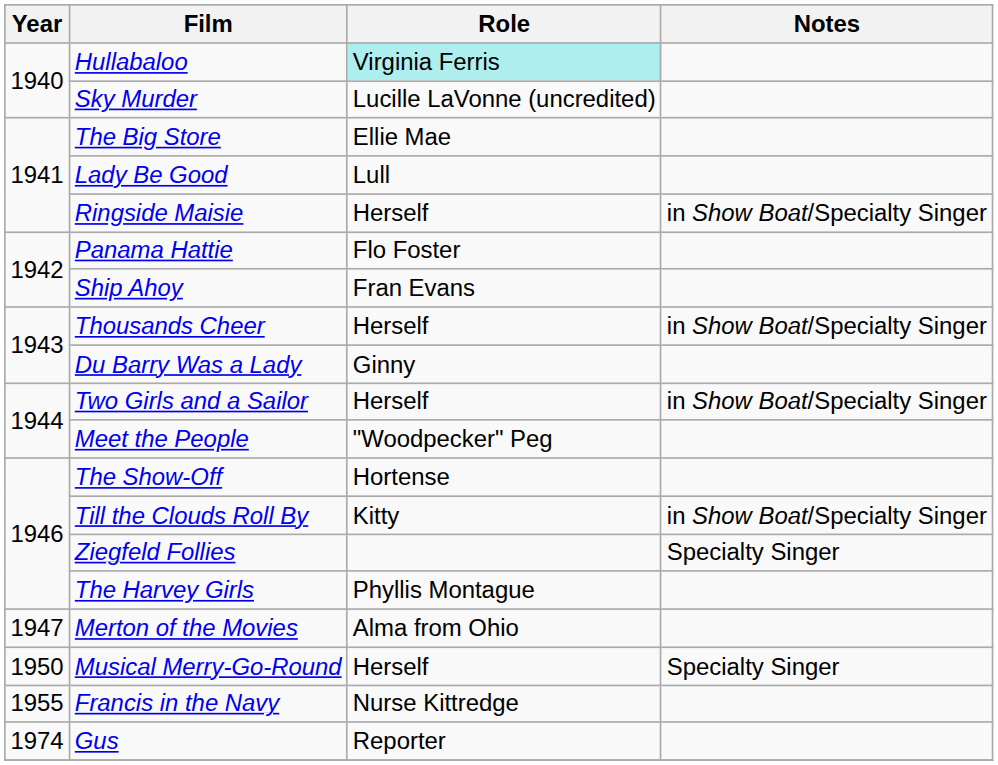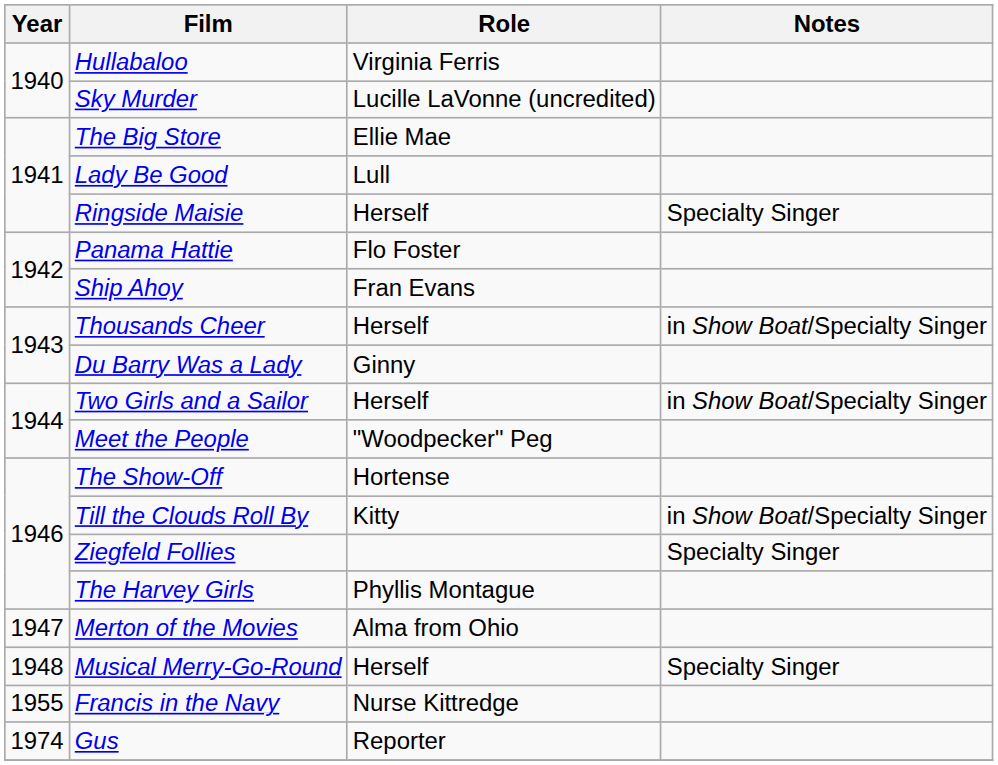(426, 62) paleturquoise background -> (426, 62) no background
(827, 213) in Show Boat/Specialty Singer -> (753, 213) Specialty Singer
(37, 666) 1950 -> (37, 666) 1948
